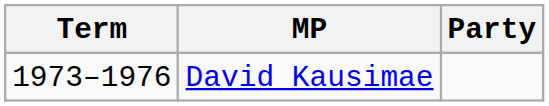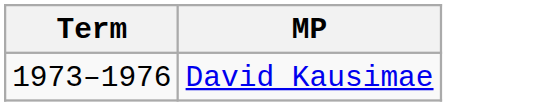- column: (492, 29)
